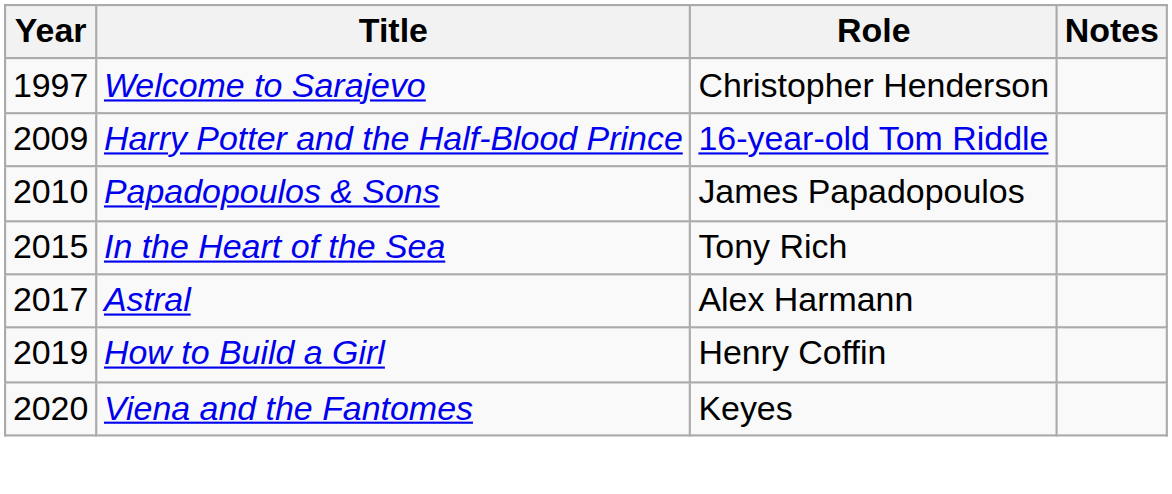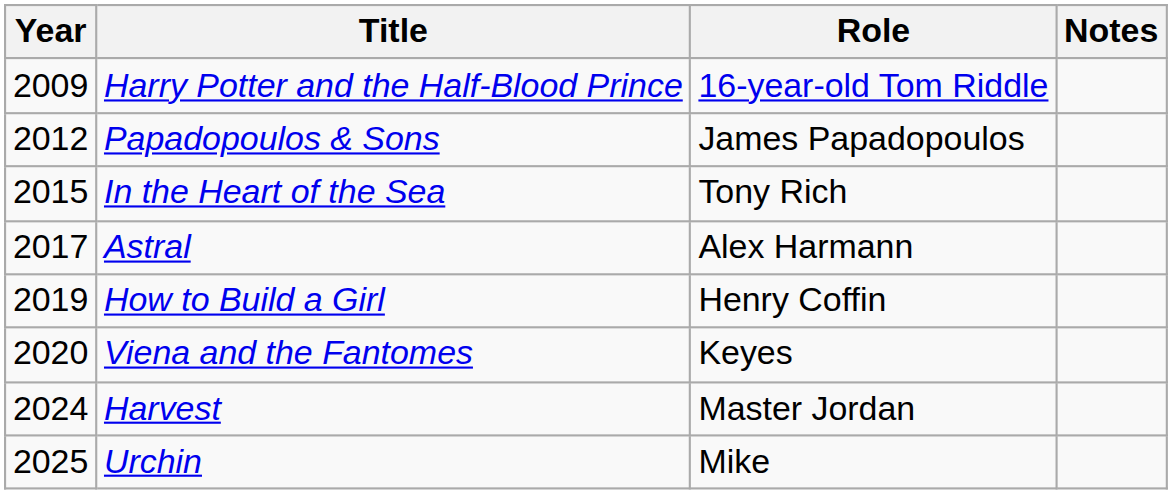- row: (265, 85)
(51, 192) 2010 -> (51, 138) 2012
+ row: (162, 407)
+ row: (153, 461)
